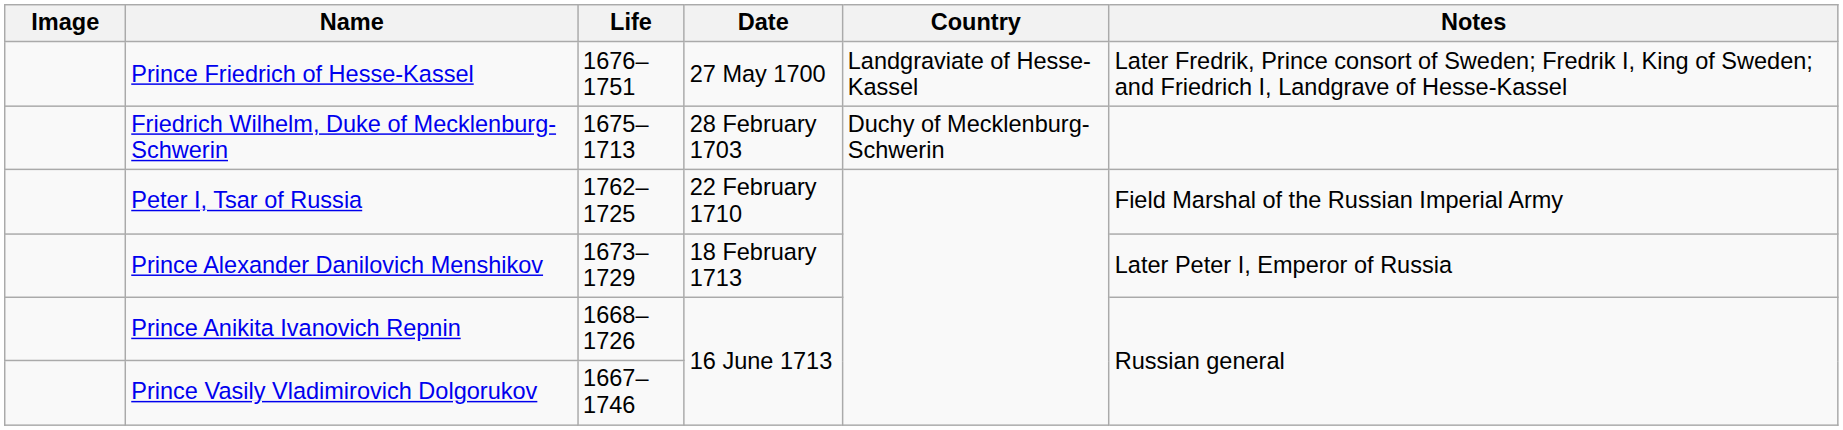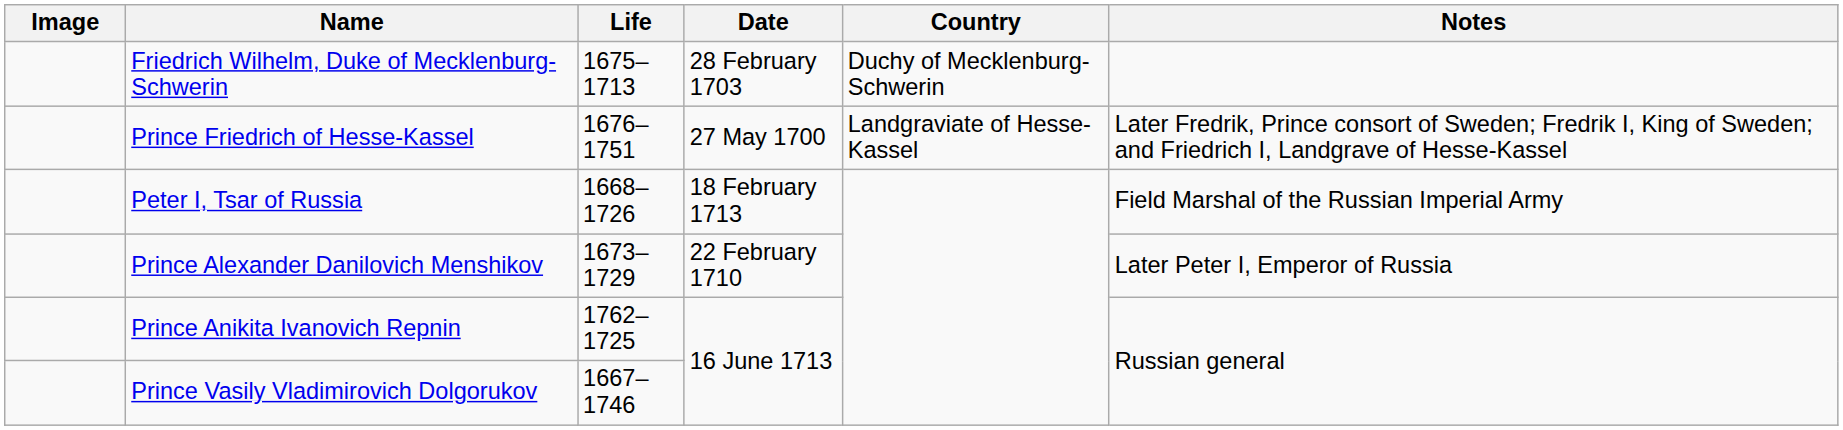rows swapped: (302, 73) <-> (344, 137)
(616, 201) 1762–1725 -> (616, 201) 1668–1726
(753, 201) 22 February 1710 -> (753, 201) 18 February 1713
(753, 264) 18 February 1713 -> (753, 264) 22 February 1710
(616, 328) 1668–1726 -> (616, 328) 1762–1725
